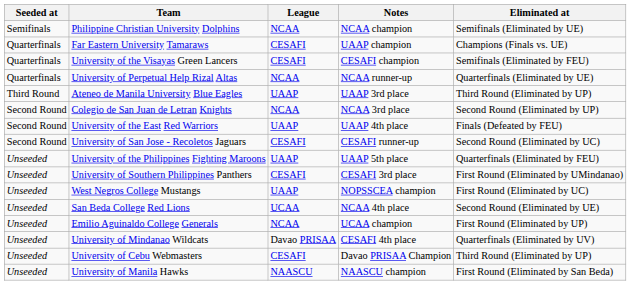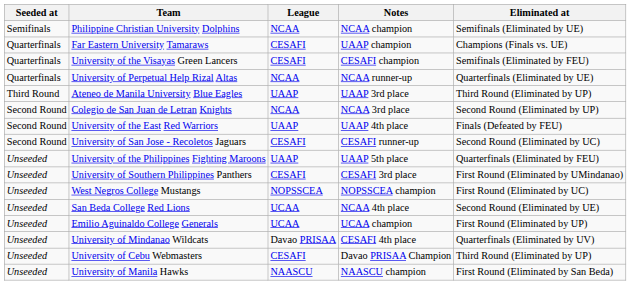(284, 191) UAAP -> (297, 191) NOPSSCEA
(285, 223) NCAA -> (285, 223) UCAA
